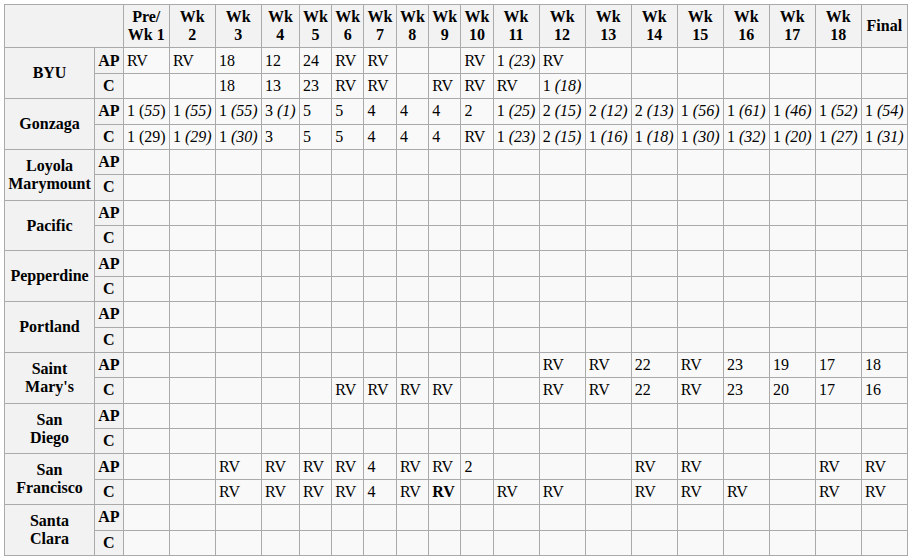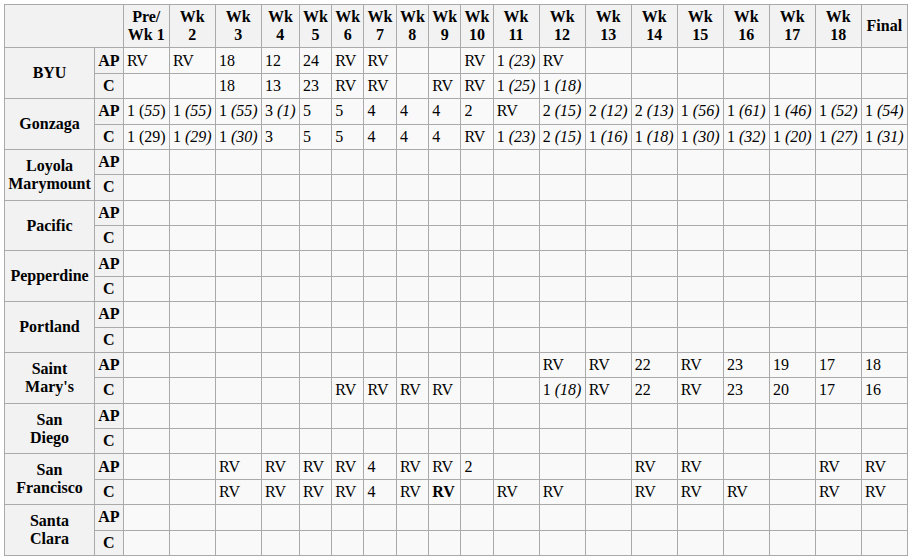(507, 85) RV -> (516, 85) 1 (25)
(516, 111) 1 (25) -> (507, 111) RV
(553, 390) RV -> (562, 390) 1 (18)
